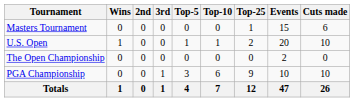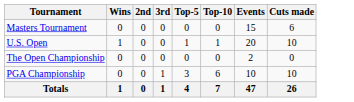- column: (251, 12)
